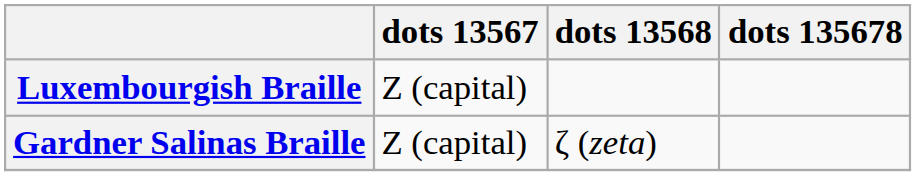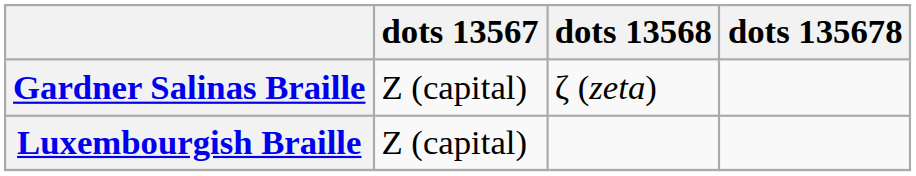rows swapped: (189, 142) <-> (189, 87)
